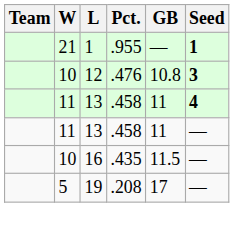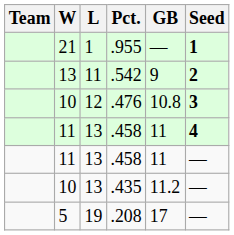+ row: (67, 74)
(93, 159) 16 -> (93, 187) 13
(165, 159) 11.5 -> (165, 187) 11.2
